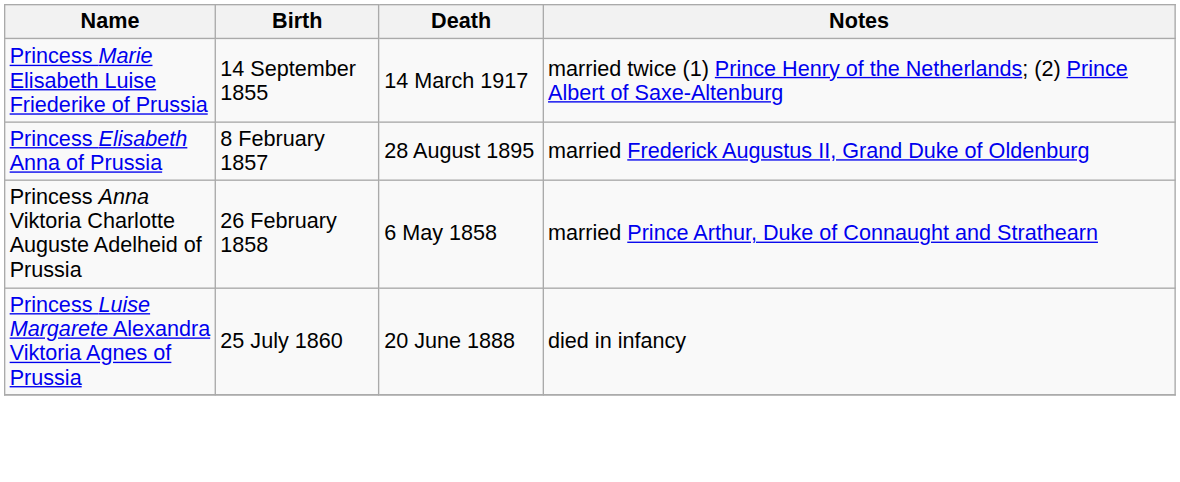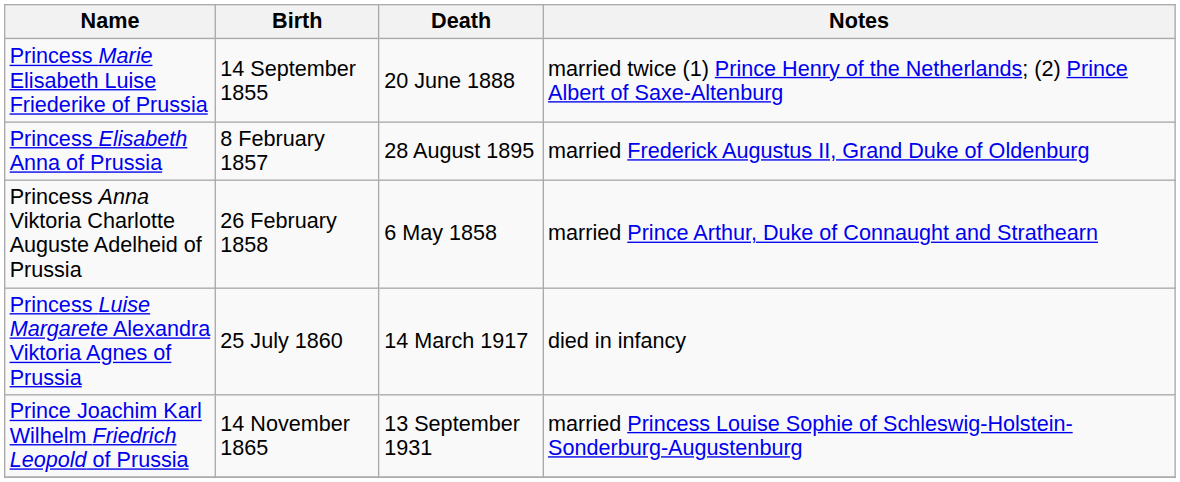(456, 80) 14 March 1917 -> (450, 80) 20 June 1888
(450, 340) 20 June 1888 -> (456, 340) 14 March 1917
+ row: (106, 435)
